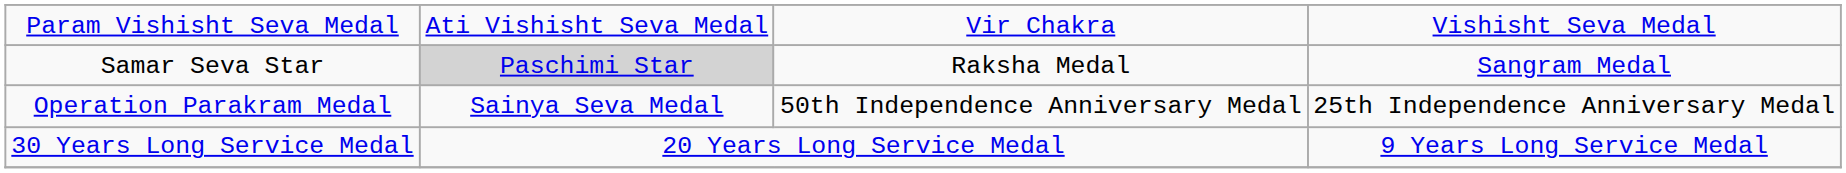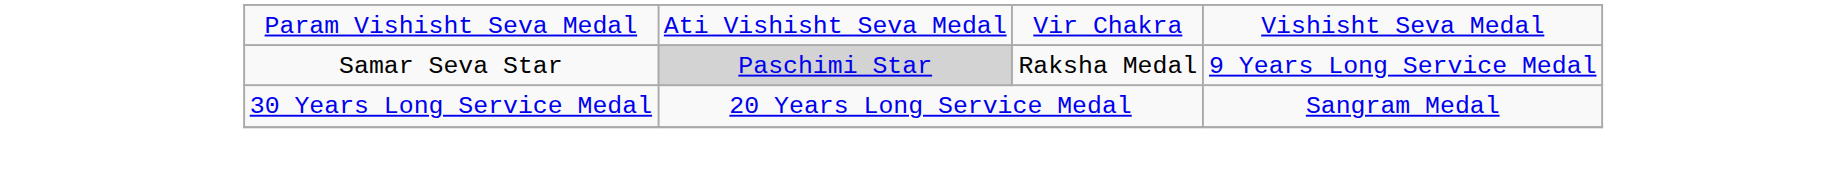(1574, 66) Sangram Medal -> (1403, 66) 9 Years Long Service Medal
- row: (212, 106)
(1574, 147) 9 Years Long Service Medal -> (1403, 106) Sangram Medal
